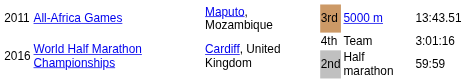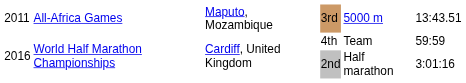(435, 41) 3:01:16 -> (430, 41) 59:59
(430, 64) 59:59 -> (435, 64) 3:01:16
